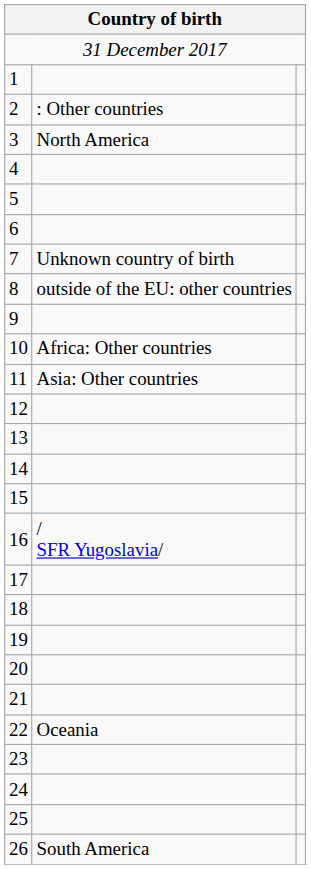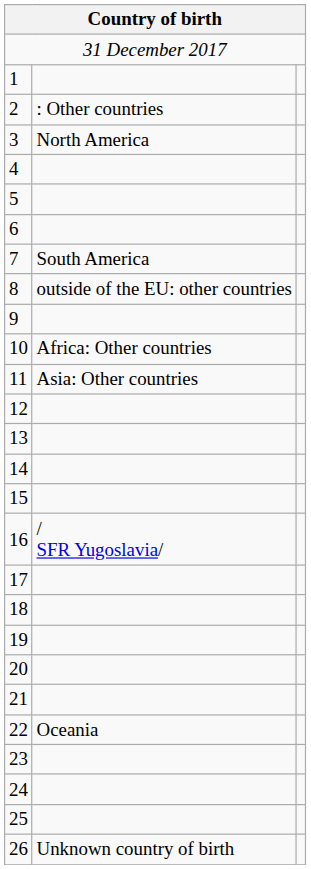(135, 259) Unknown country of birth -> (93, 259) South America
(93, 849) South America -> (135, 849) Unknown country of birth
